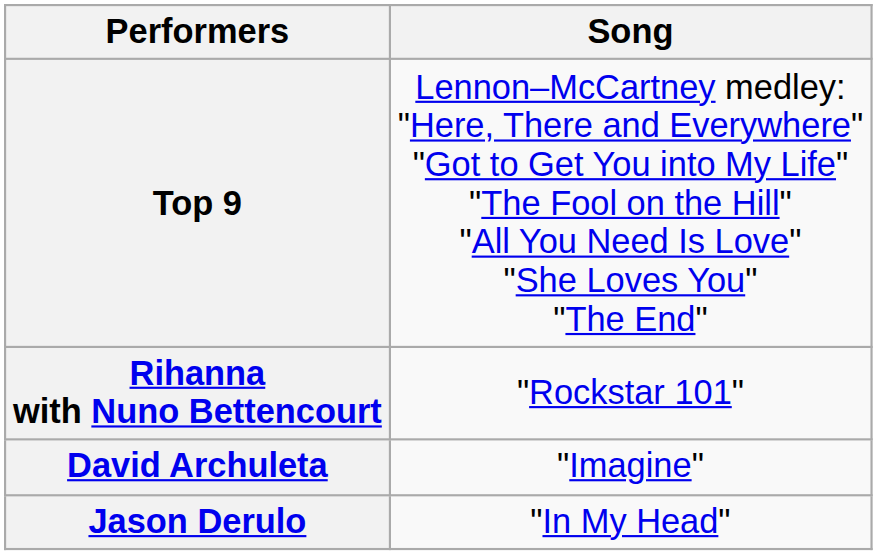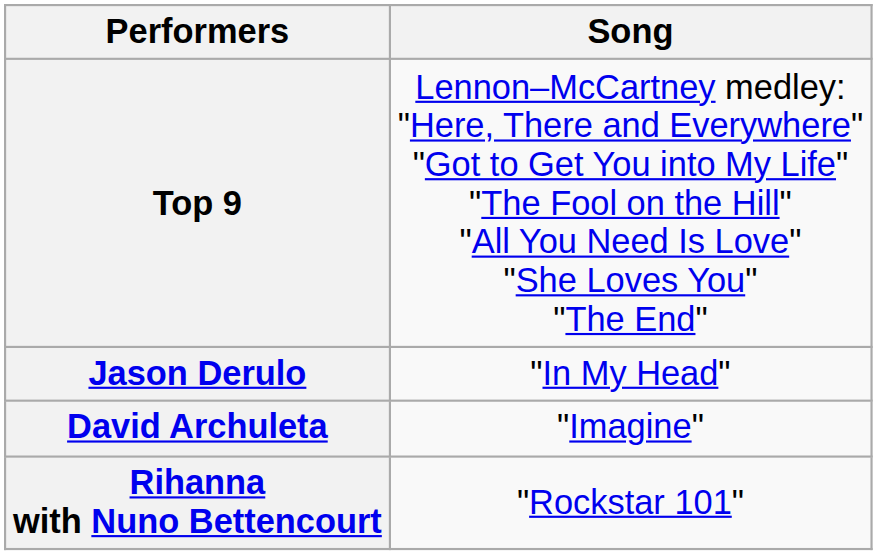rows swapped: (197, 520) <-> (197, 392)
